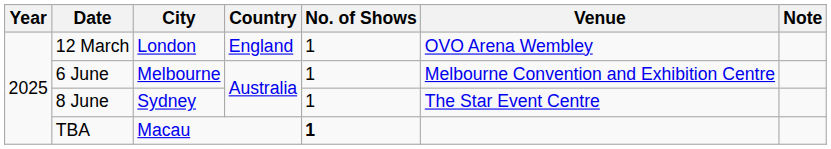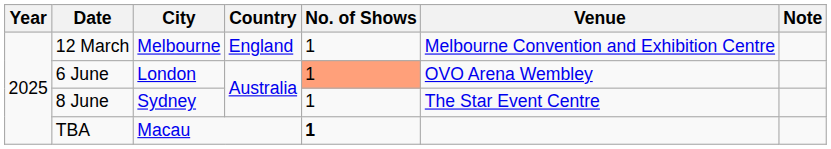(167, 46) London -> (179, 46) Melbourne
(509, 46) OVO Arena Wembley -> (600, 46) Melbourne Convention and Exhibition Centre
(179, 74) Melbourne -> (167, 74) London
(310, 74) no background -> (310, 74) lightsalmon background
(600, 74) Melbourne Convention and Exhibition Centre -> (509, 74) OVO Arena Wembley
